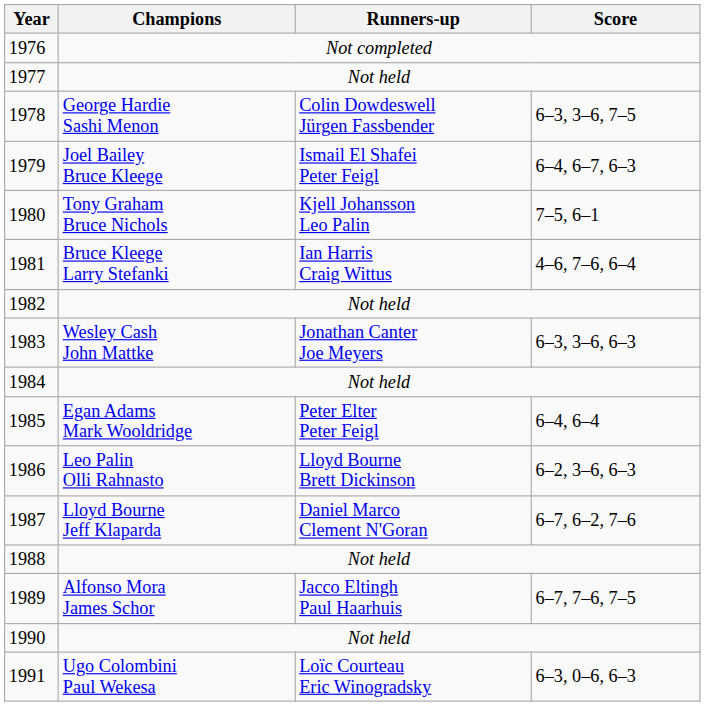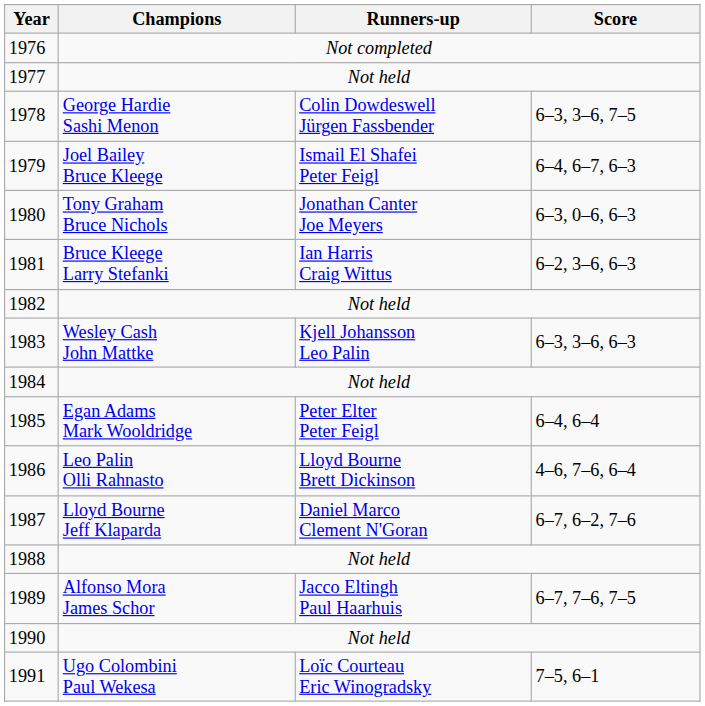(357, 214) Kjell Johansson Leo Palin -> (358, 214) Jonathan Canter Joe Meyers
(568, 214) 7–5, 6–1 -> (586, 214) 6–3, 0–6, 6–3
(586, 264) 4–6, 7–6, 6–4 -> (586, 264) 6–2, 3–6, 6–3
(358, 342) Jonathan Canter Joe Meyers -> (357, 342) Kjell Johansson Leo Palin
(586, 470) 6–2, 3–6, 6–3 -> (586, 470) 4–6, 7–6, 6–4
(586, 676) 6–3, 0–6, 6–3 -> (568, 676) 7–5, 6–1
